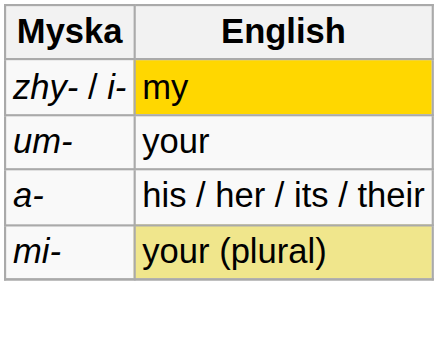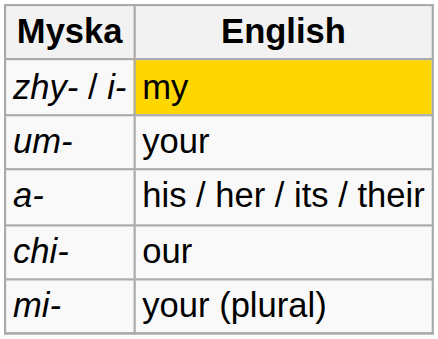+ row: (41, 251)
(234, 251) khaki background -> (234, 305) no background
